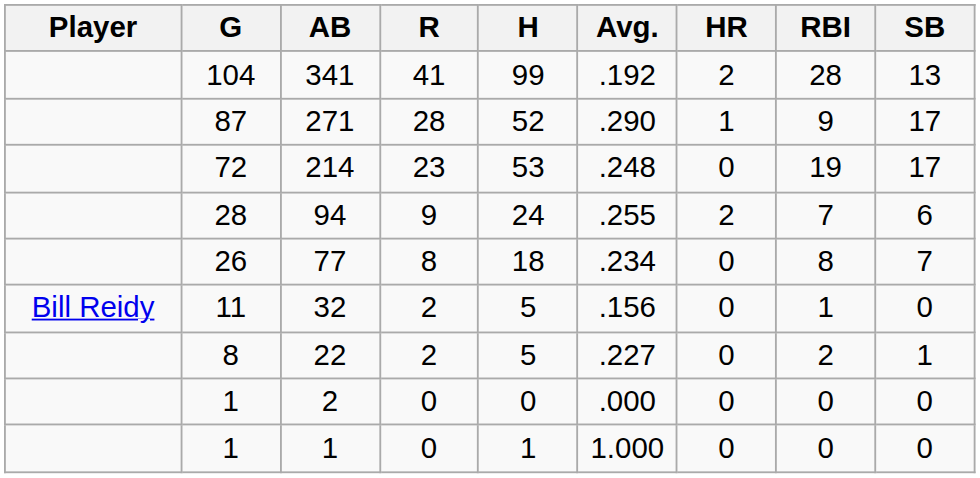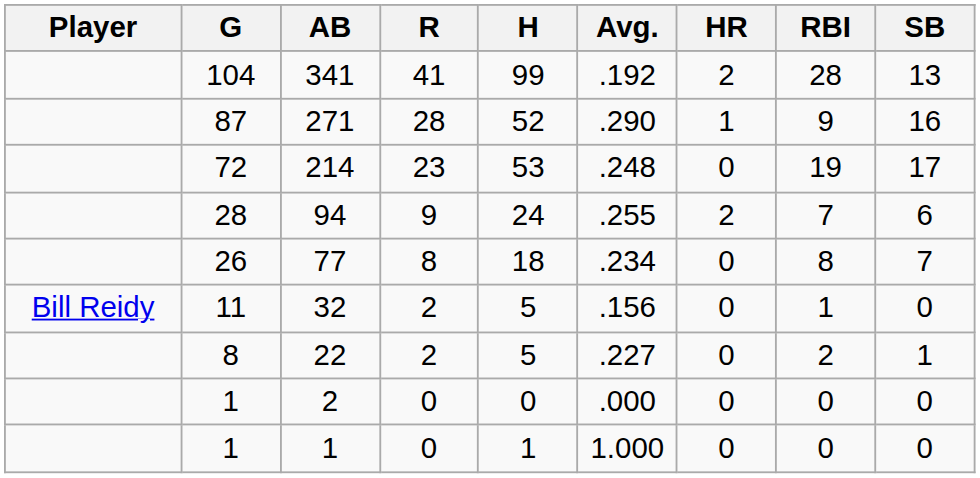(925, 121) 17 -> (925, 121) 16
